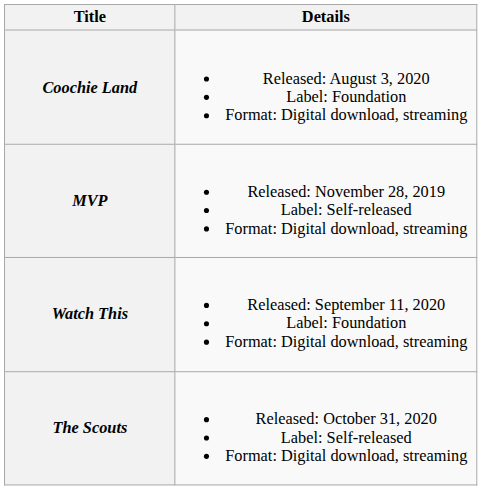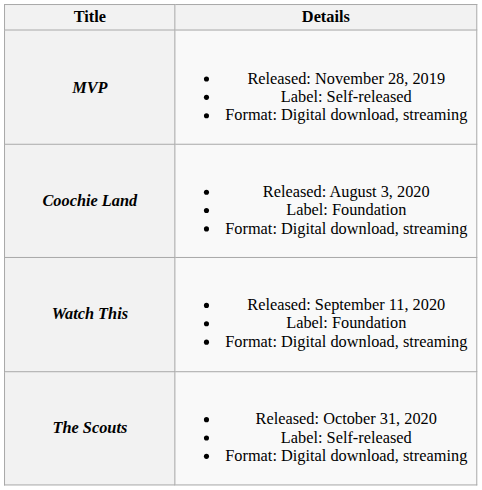rows swapped: (90, 200) <-> (90, 87)
